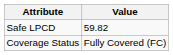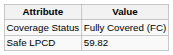rows swapped: (31, 27) <-> (43, 43)
